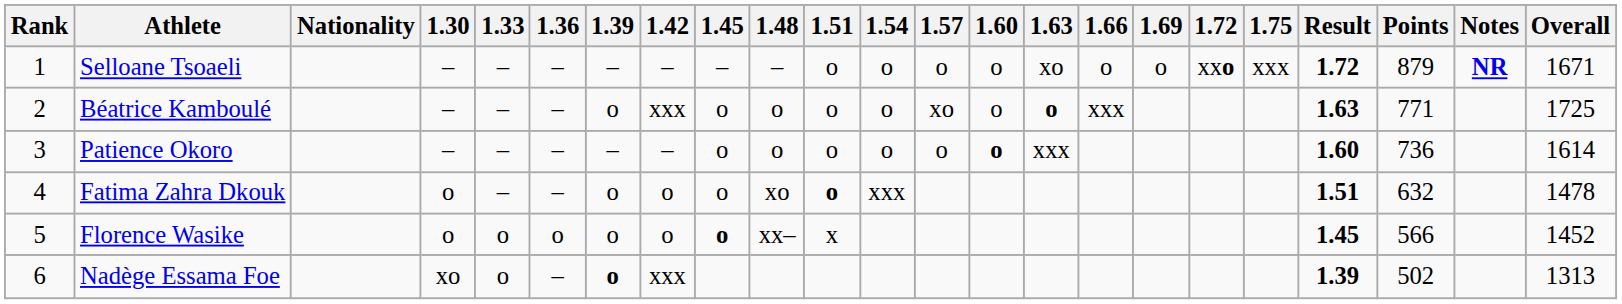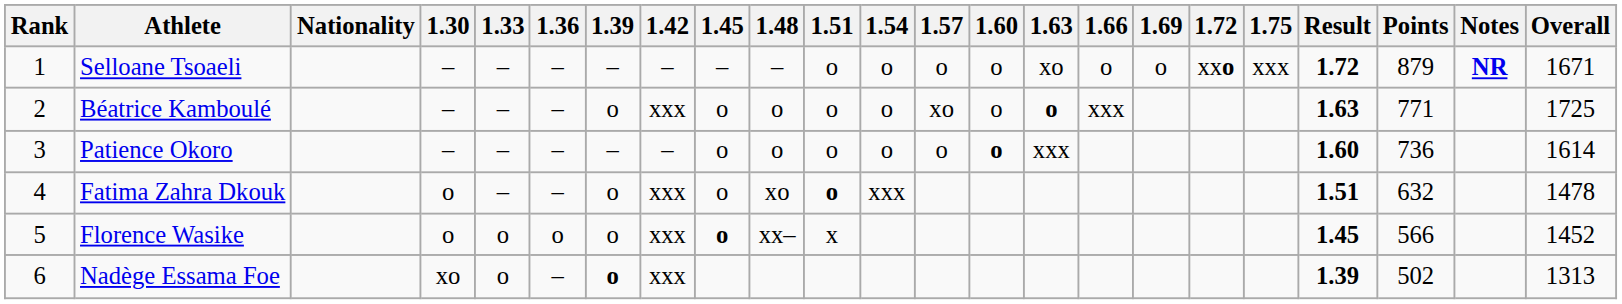(667, 192) o -> (667, 192) xxx
(667, 234) o -> (667, 234) xxx
